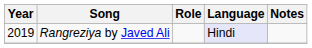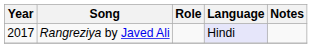(21, 33) 2019 -> (21, 33) 2017
